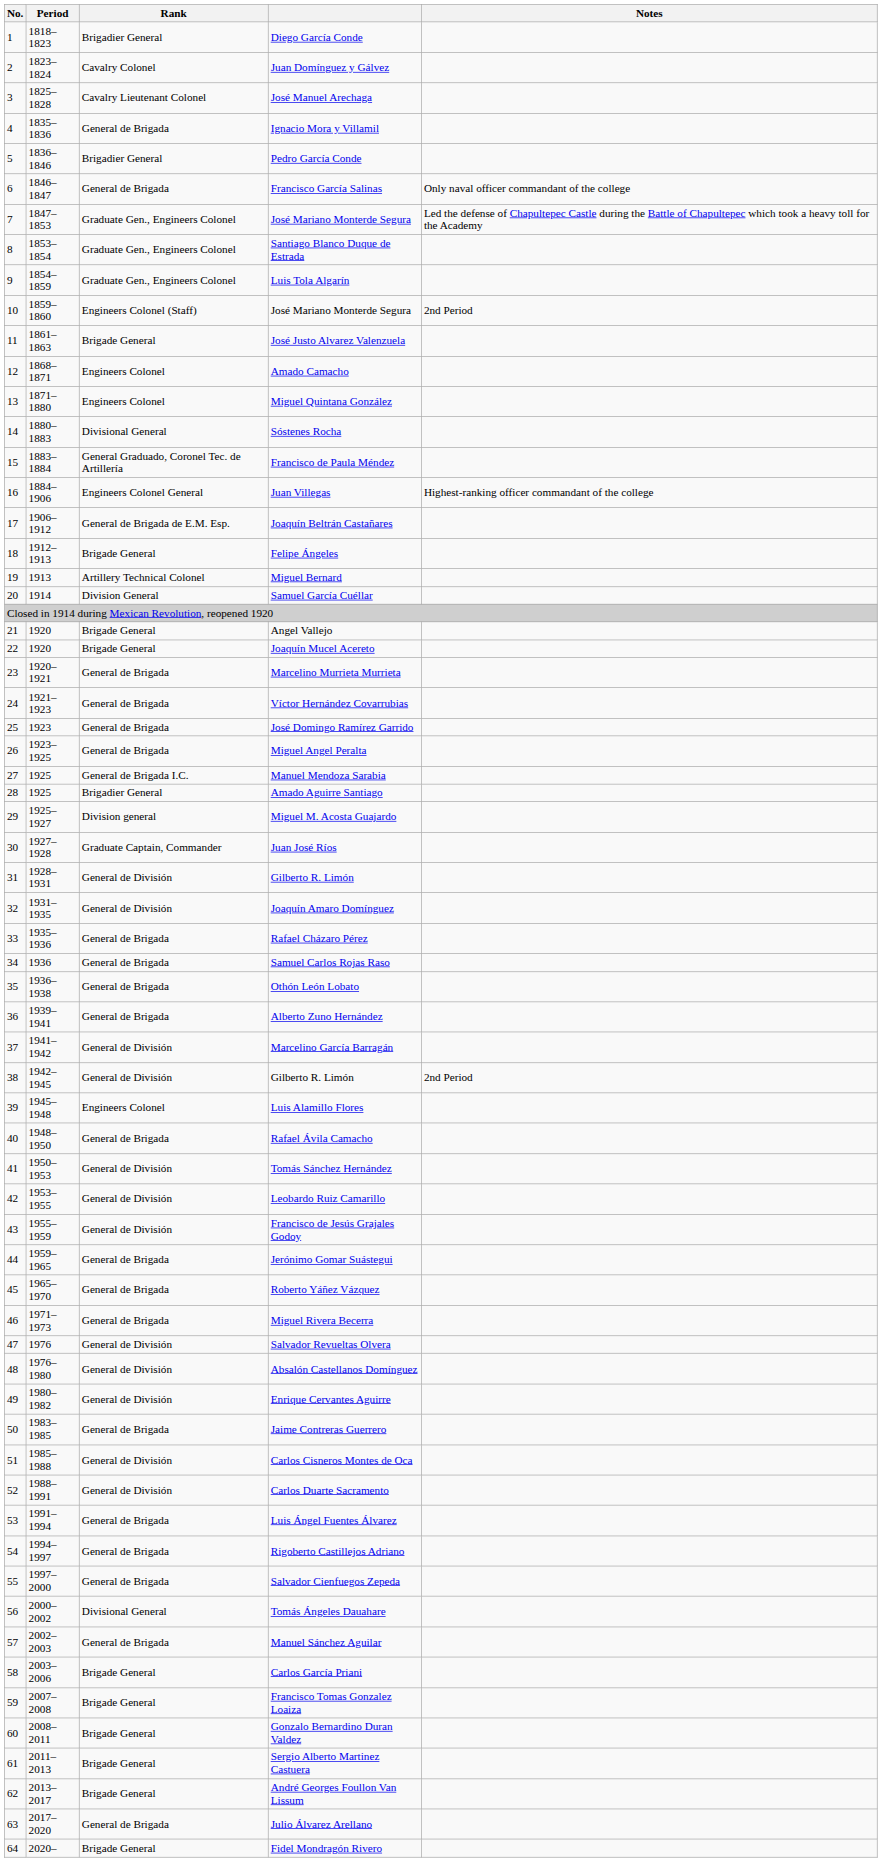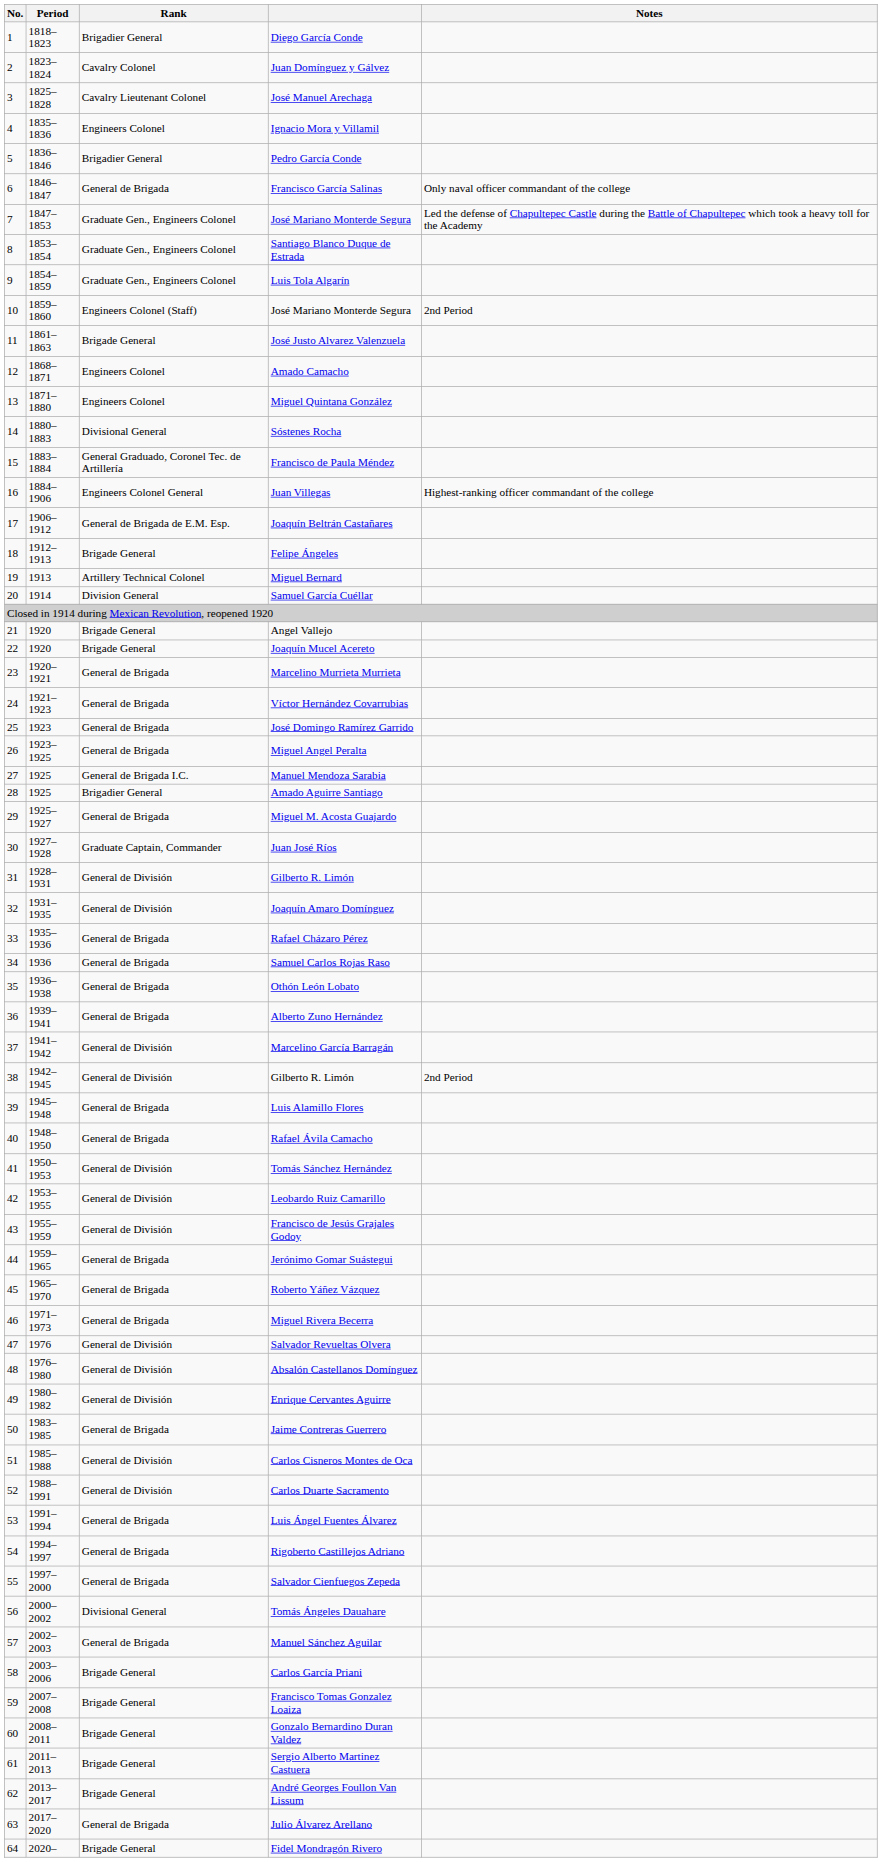(125, 128) General de Brigada -> (123, 128) Engineers Colonel
(119, 817) Division general -> (125, 817) General de Brigada
(123, 1108) Engineers Colonel -> (125, 1108) General de Brigada
